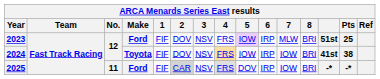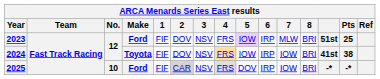(113, 68) 11 -> (113, 68) 10
